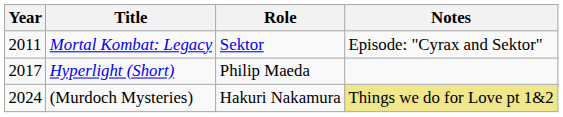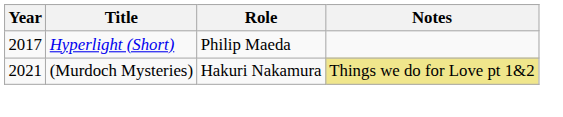- row: (131, 44)
(25, 97) 2024 -> (25, 71) 2021
